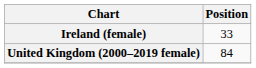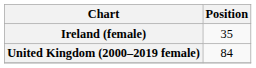(227, 33) 33 -> (227, 33) 35
